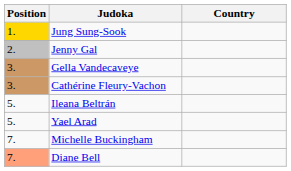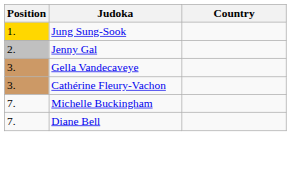- row: (83, 103)
- row: (74, 121)
(11, 157) lightsalmon background -> (11, 121) no background
